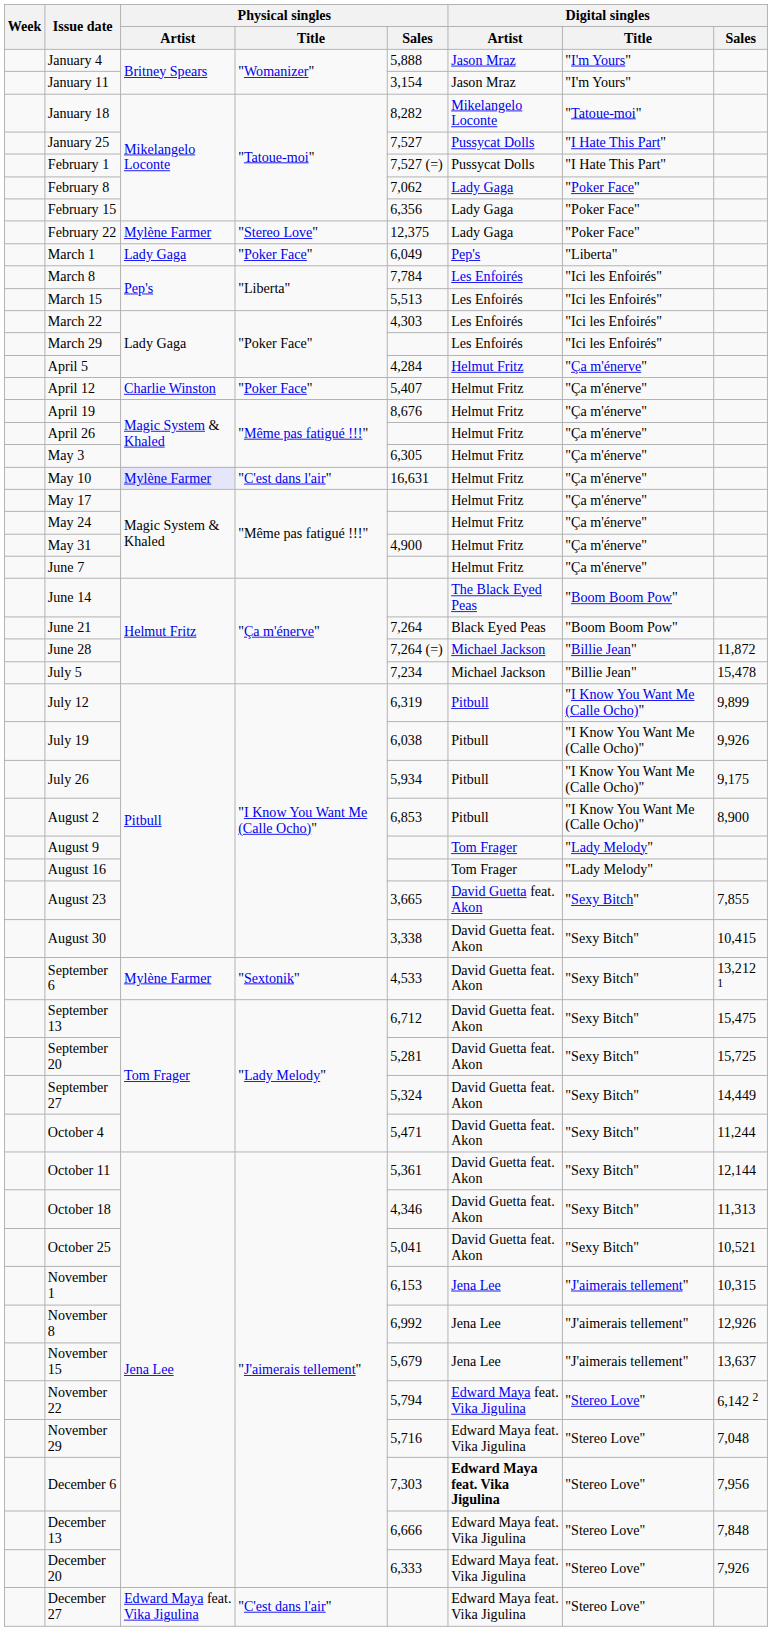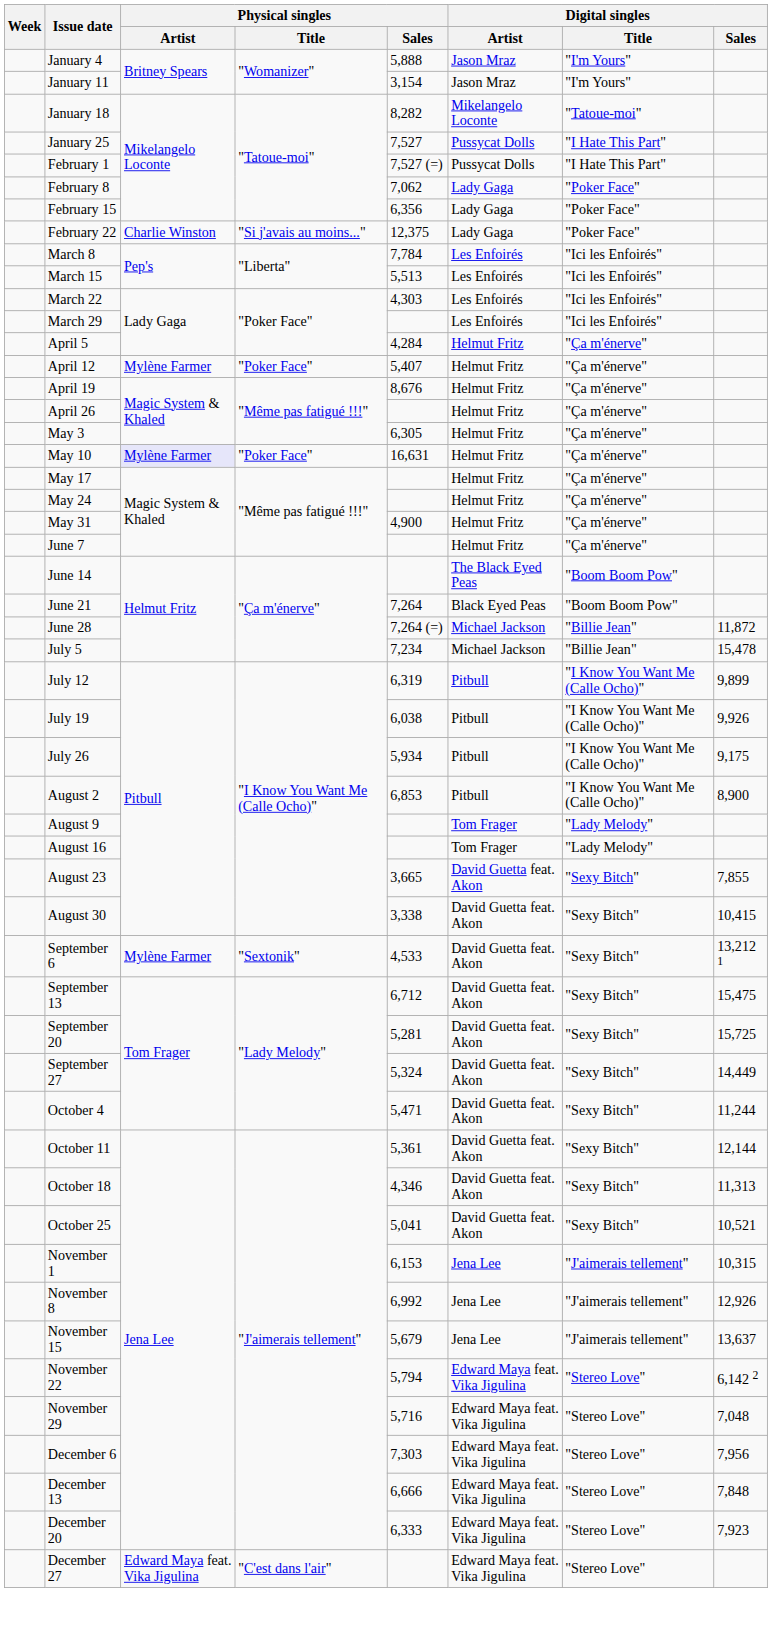(168, 232) Mylène Farmer -> (170, 232) Charlie Winston
(278, 232) "Stereo Love" -> (302, 232) "Si j'avais au moins..."
- row: (71, 254)
(170, 388) Charlie Winston -> (168, 366) Mylène Farmer
(285, 478) "C'est dans l'air" -> (275, 455) "Poker Face"
(494, 1484) bold -> (505, 1454) normal
(733, 1568) 7,926 -> (733, 1530) 7,923
